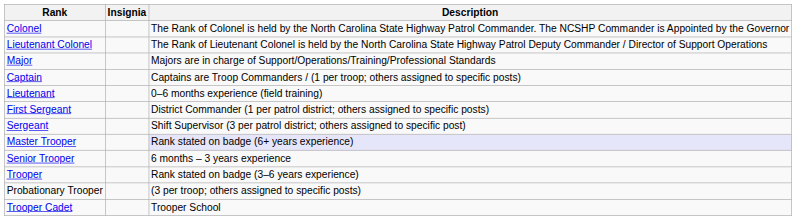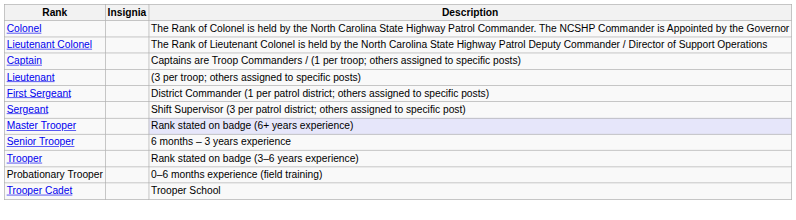- row: (19, 61)
(237, 93) 0–6 months experience (field training) -> (256, 77) (3 per troop; others assigned to specific posts)
(256, 191) (3 per troop; others assigned to specific posts) -> (237, 175) 0–6 months experience (field training)
